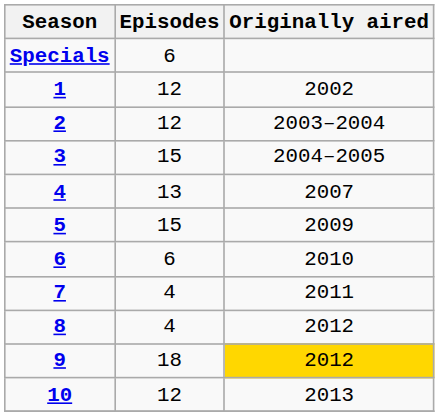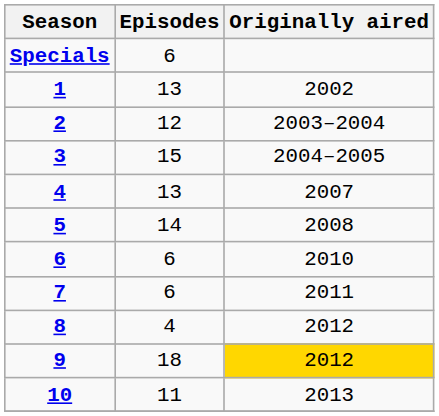(169, 90) 12 -> (169, 90) 13
(169, 225) 15 -> (169, 225) 14
(329, 225) 2009 -> (329, 225) 2008
(169, 293) 4 -> (169, 293) 6
(169, 395) 12 -> (169, 395) 11
